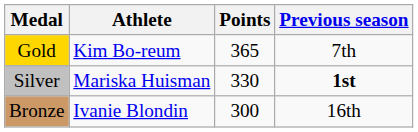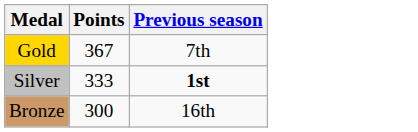- column: (142, 19)
(245, 50) 365 -> (99, 50) 367
(245, 80) 330 -> (99, 80) 333
